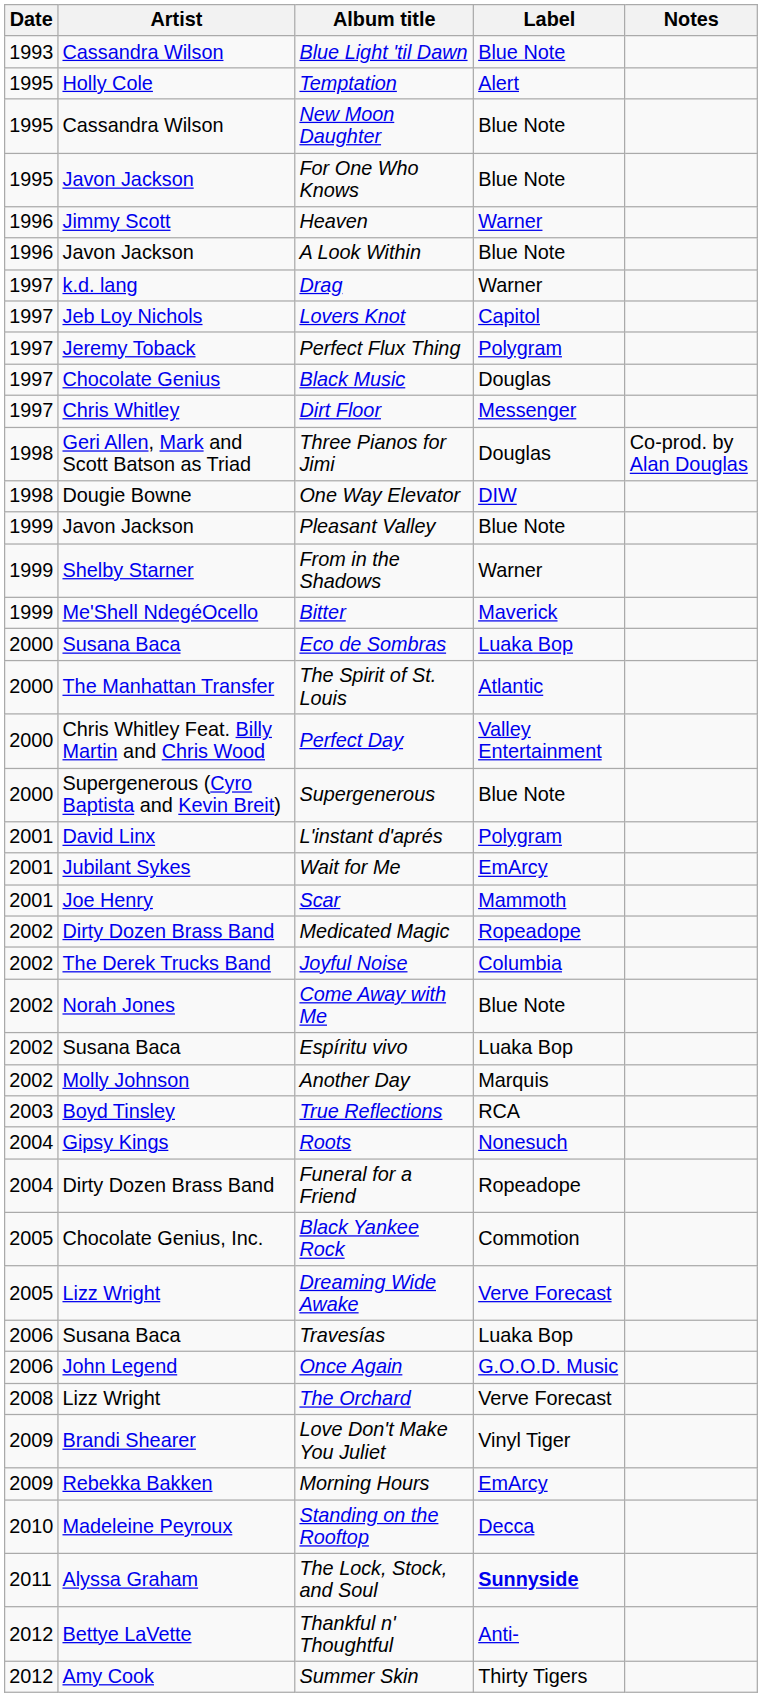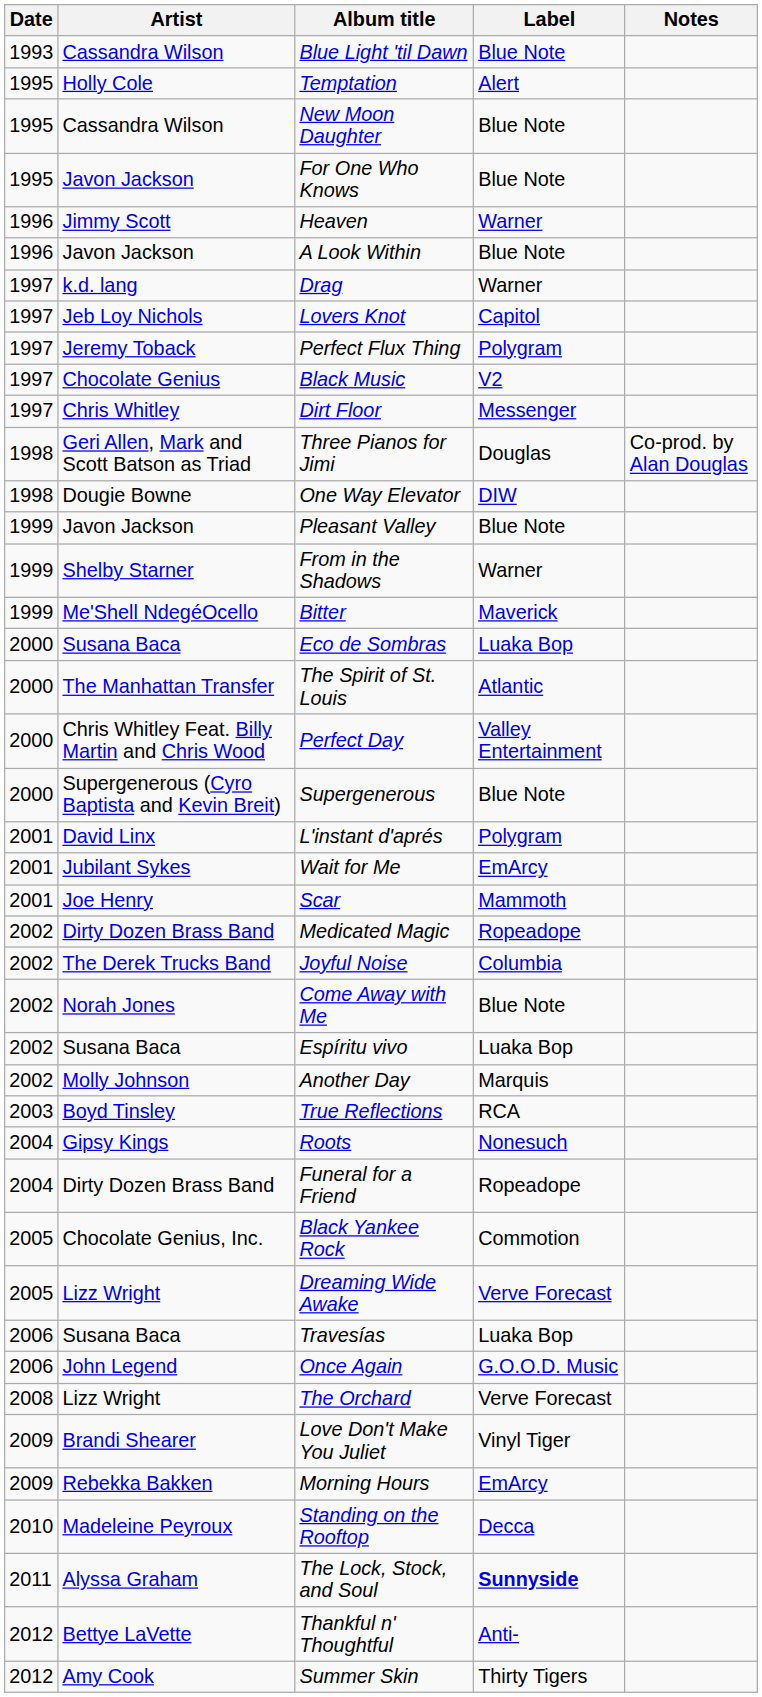(515, 379) Douglas -> (490, 379) V2
